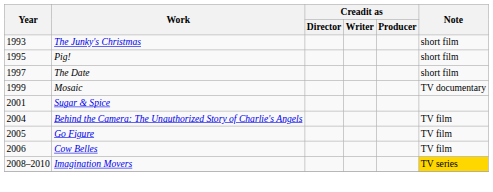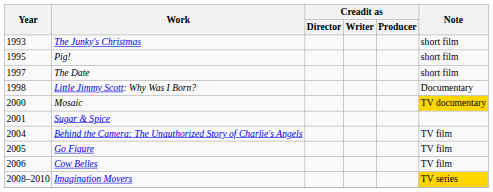+ row: (125, 88)
(16, 88) 1999 -> (16, 103) 2000
(453, 88) no background -> (453, 103) gold background
